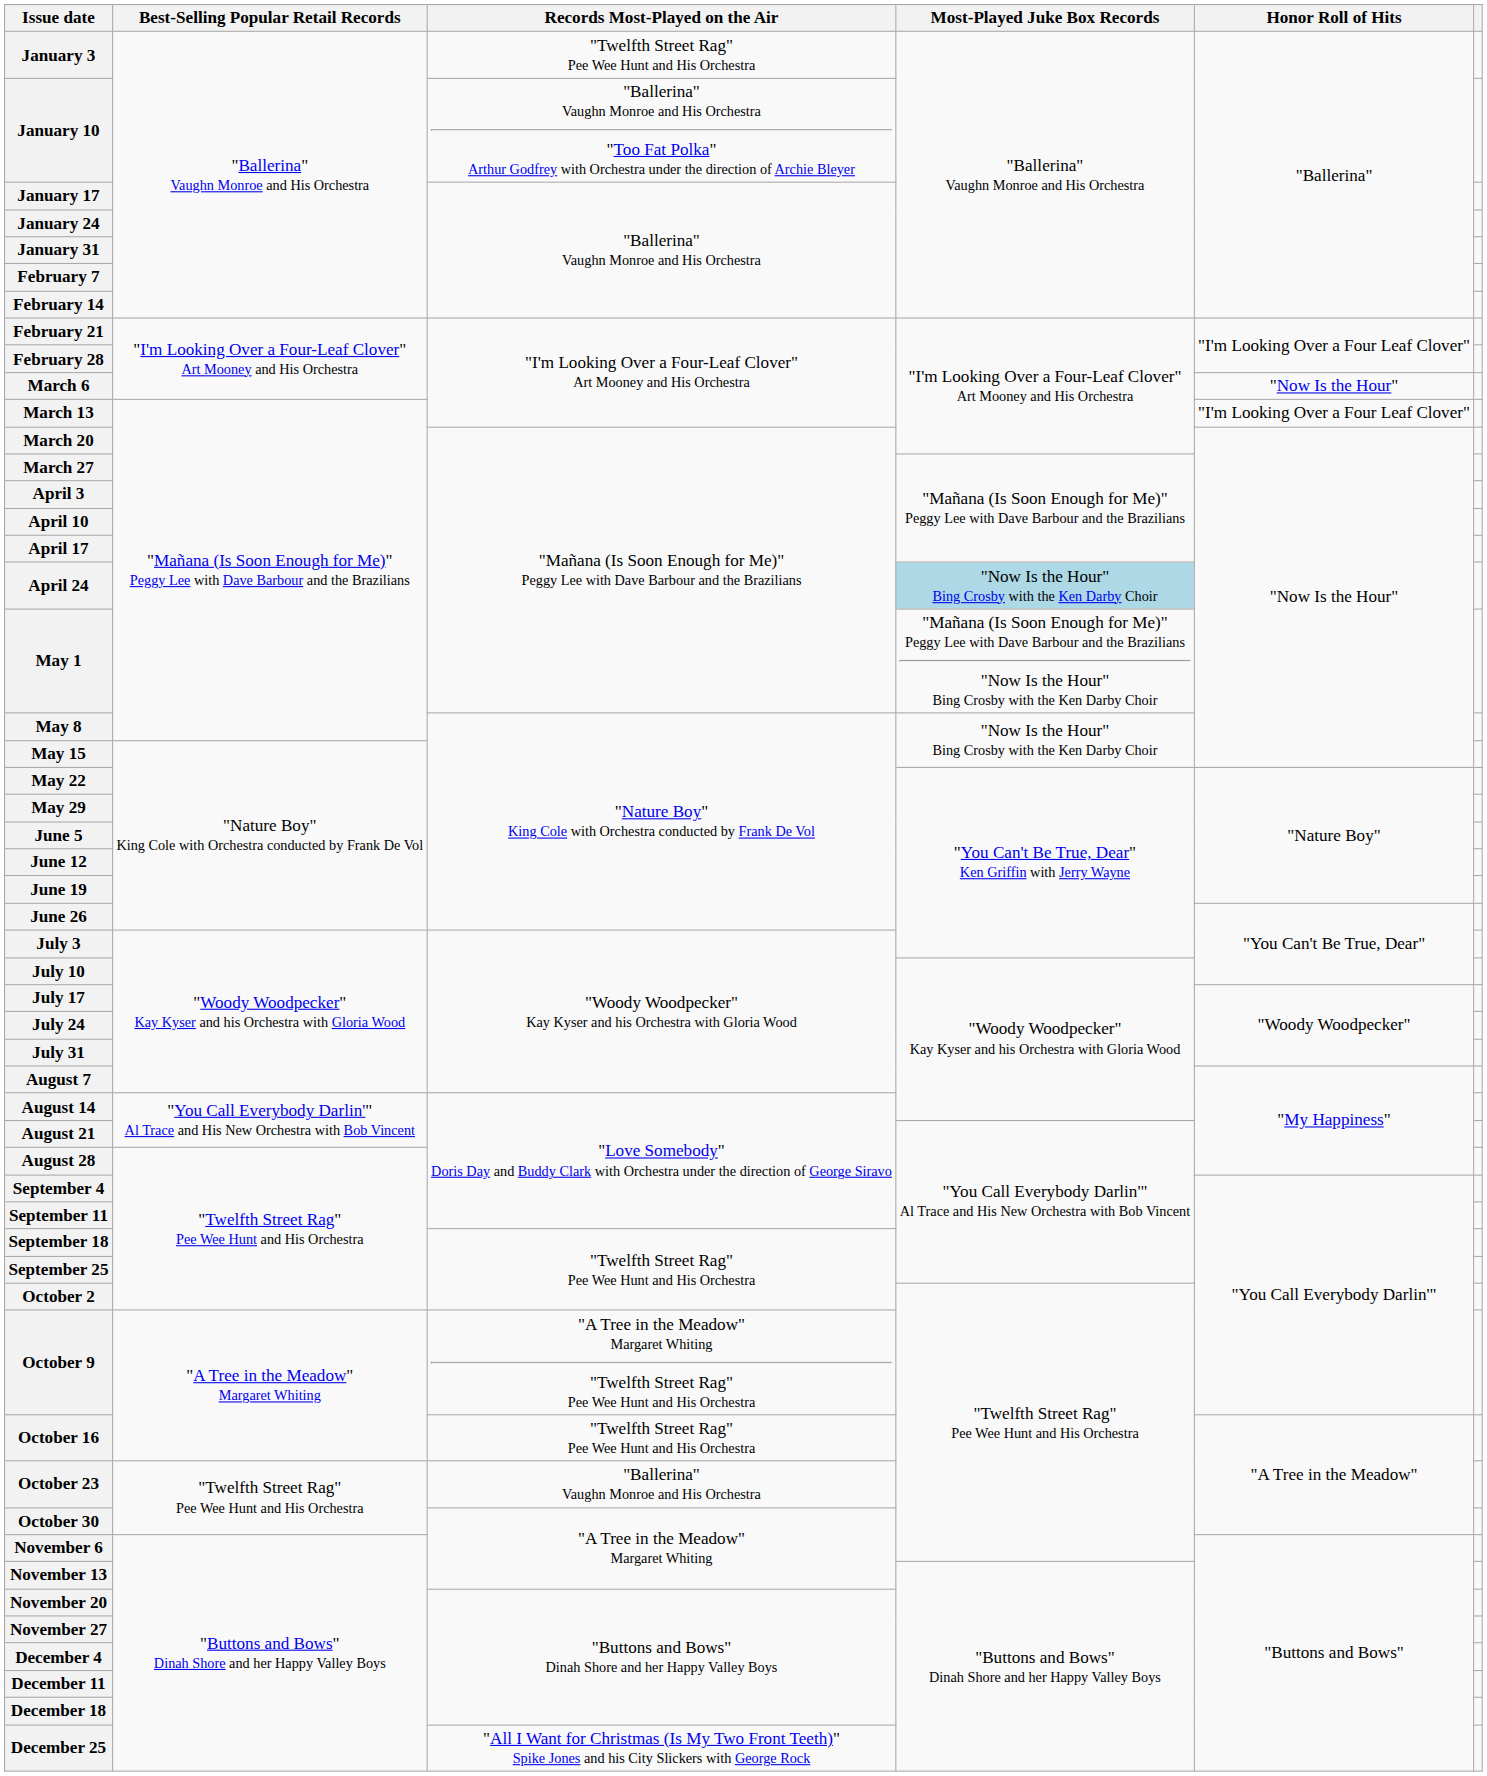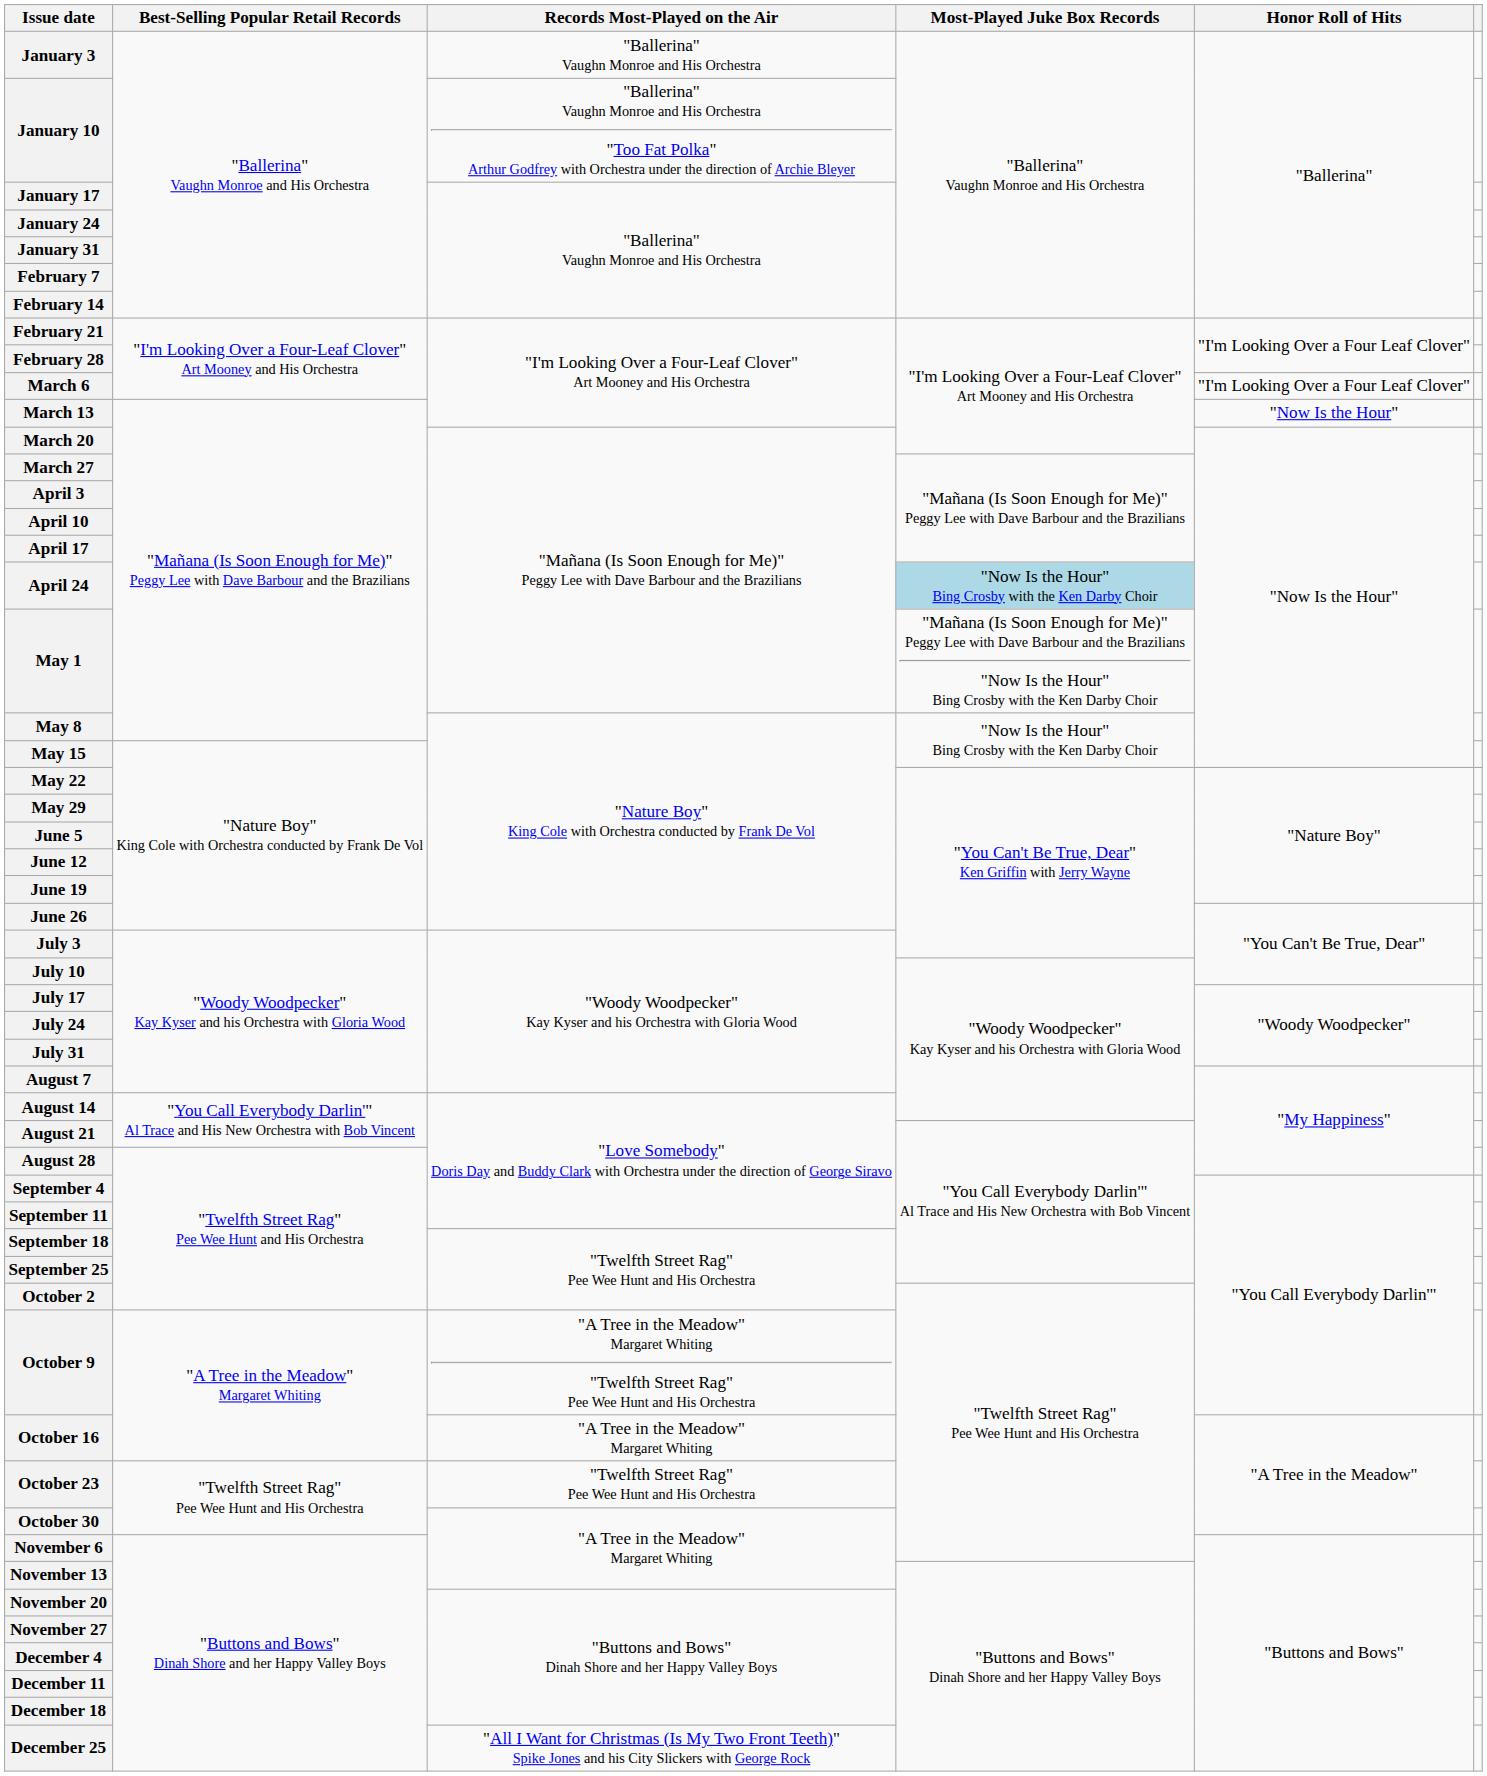(661, 54) "Twelfth Street Rag" Pee Wee Hunt and His Orchestra -> (661, 54) "Ballerina" Vaughn Monroe and His Orchestra
(1334, 385) "Now Is the Hour" -> (1334, 385) "I'm Looking Over a Four Leaf Clover"
(1334, 413) "I'm Looking Over a Four Leaf Clover" -> (1334, 413) "Now Is the Hour"
(661, 1437) "Twelfth Street Rag" Pee Wee Hunt and His Orchestra -> (661, 1437) "A Tree in the Meadow" Margaret Whiting
(661, 1484) "Ballerina" Vaughn Monroe and His Orchestra -> (661, 1484) "Twelfth Street Rag" Pee Wee Hunt and His Orchestra
